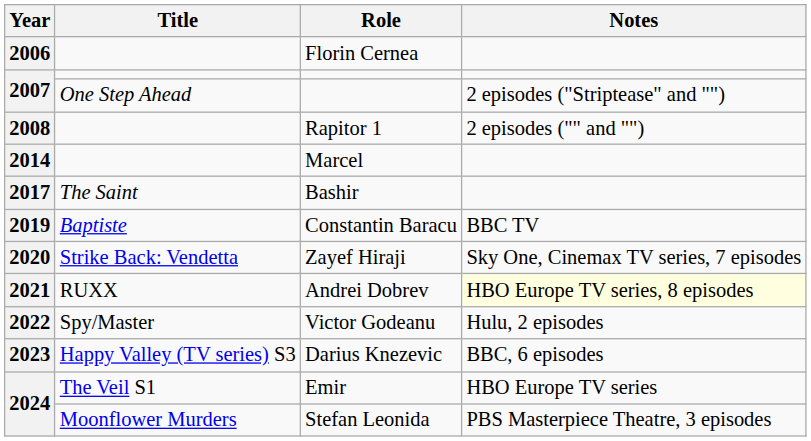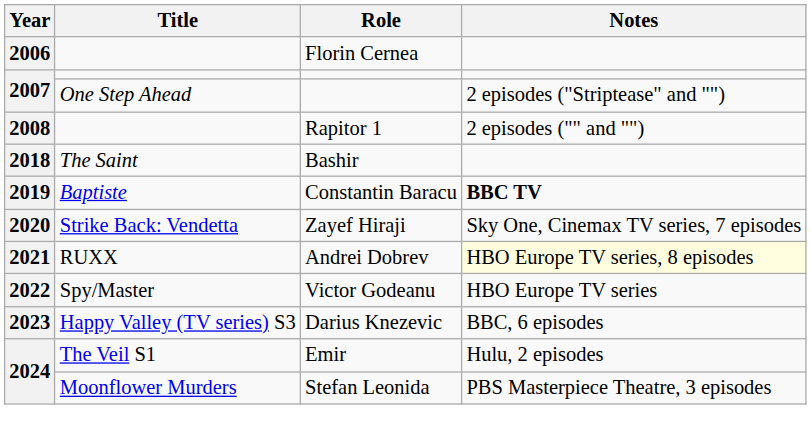- row: (178, 160)
(30, 192) 2017 -> (30, 160) 2018
(503, 225) normal -> (504, 192) bold
(535, 322) Hulu, 2 episodes -> (562, 290) HBO Europe TV series
(562, 387) HBO Europe TV series -> (535, 354) Hulu, 2 episodes
